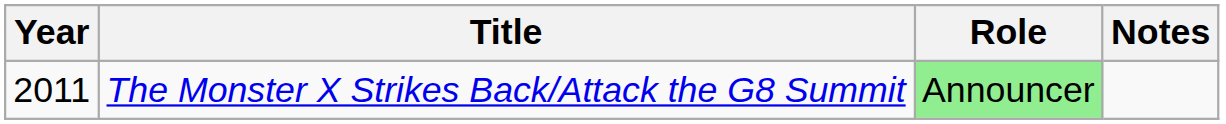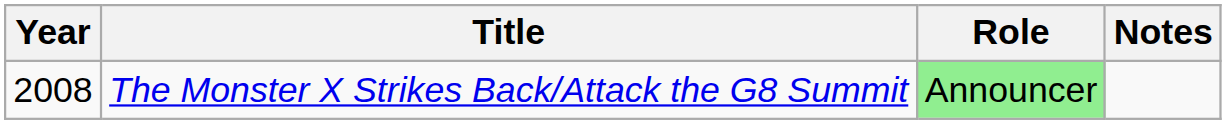(52, 89) 2011 -> (53, 89) 2008
